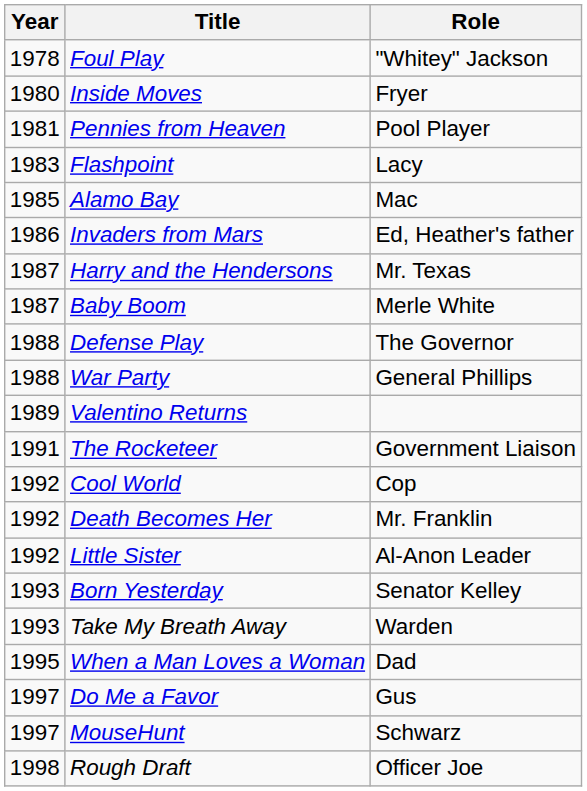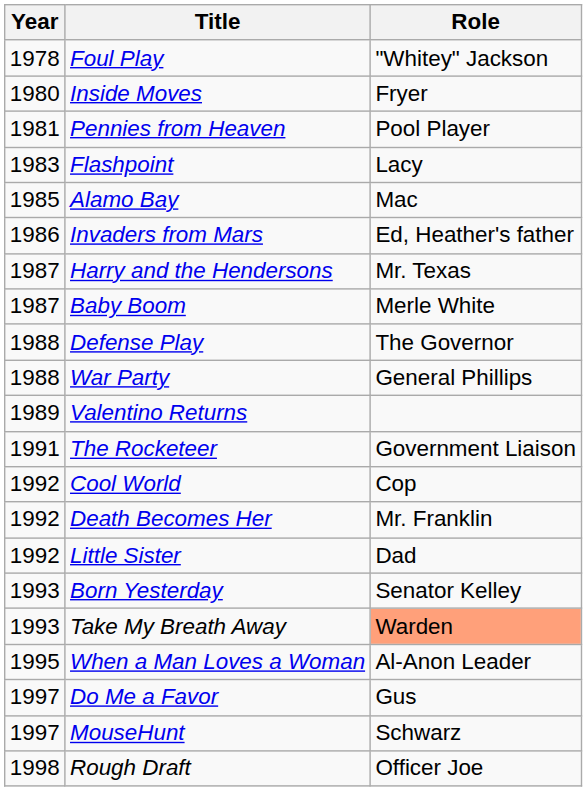(453, 555) Al-Anon Leader -> (396, 555) Dad
(414, 626) no background -> (414, 626) lightsalmon background
(396, 661) Dad -> (453, 661) Al-Anon Leader
